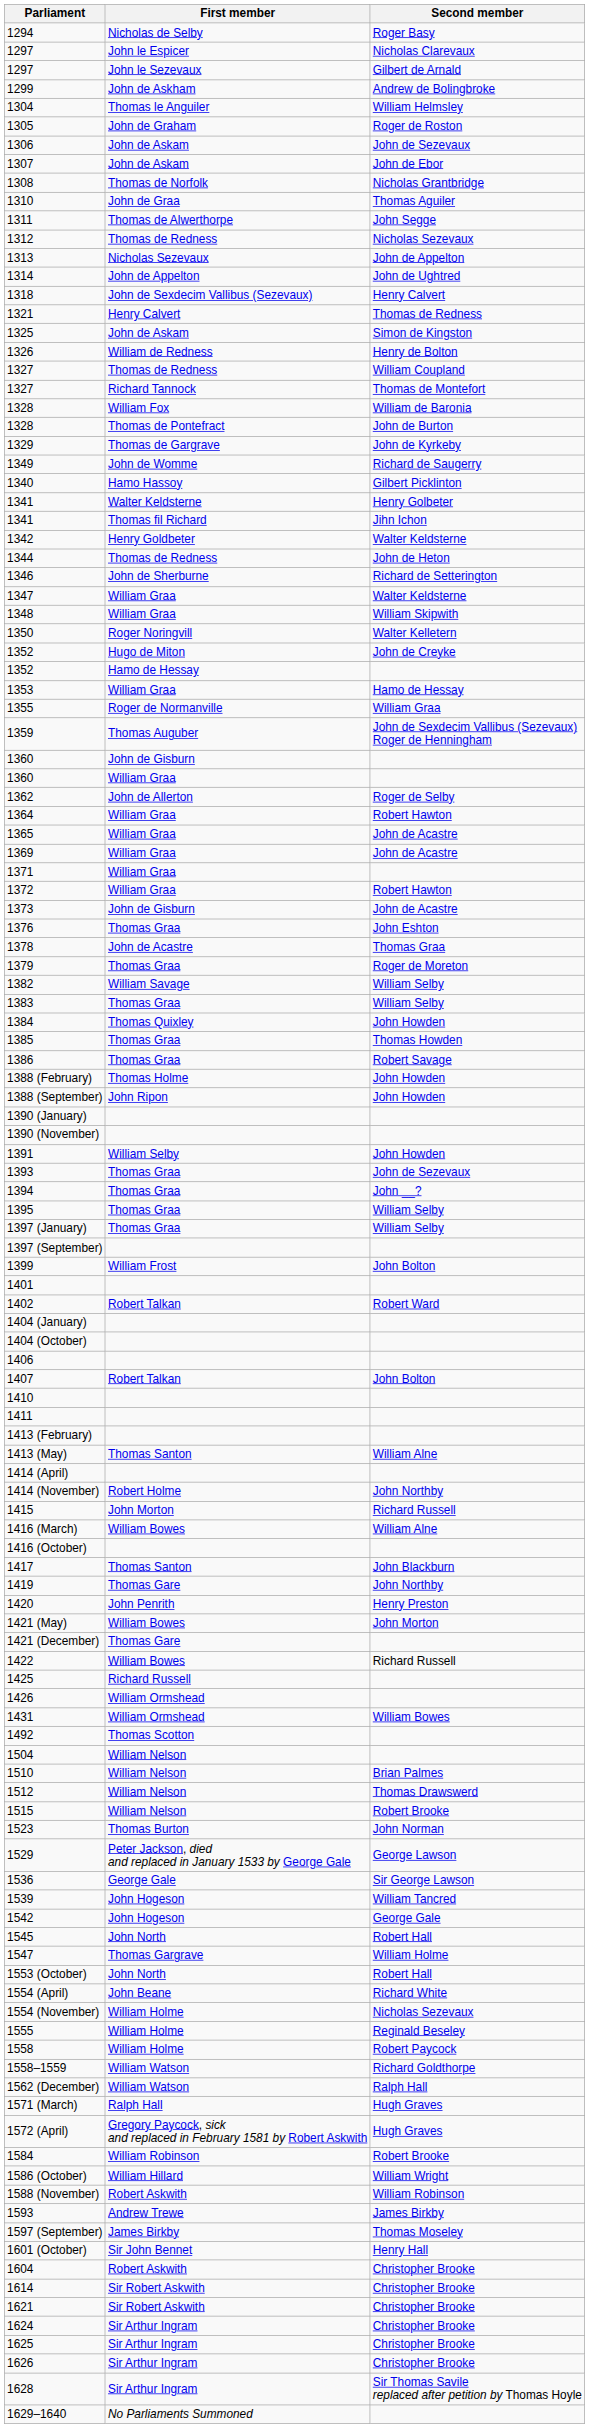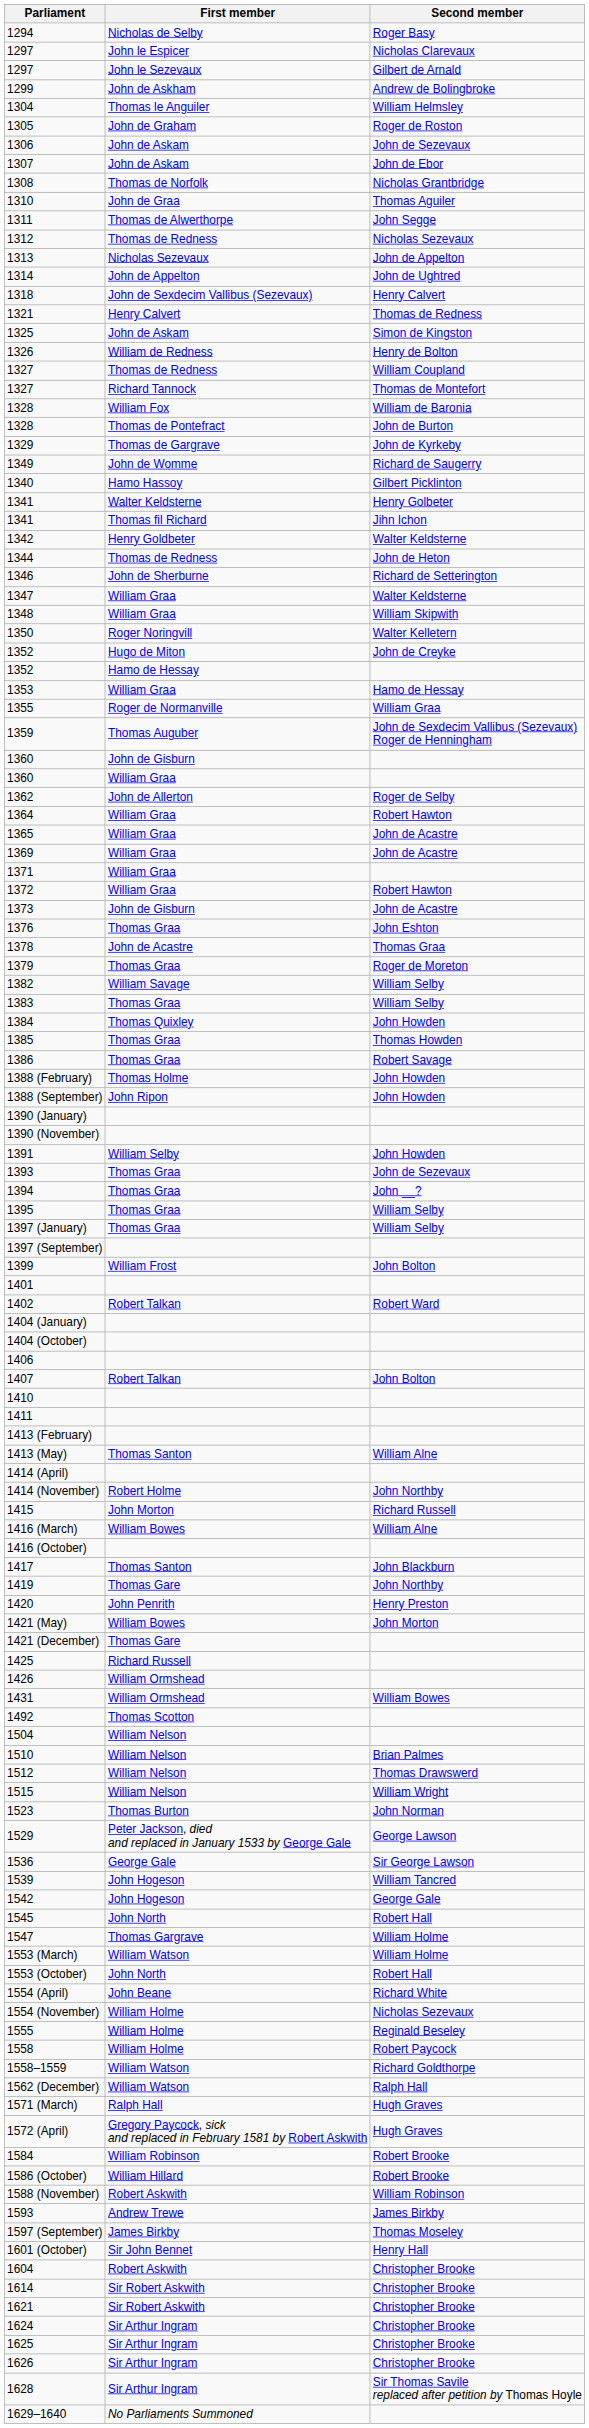- row: (20, 1660)
(411, 1811) Robert Brooke -> (410, 1792) William Wright
+ row: (42, 1955)
(410, 2175) William Wright -> (411, 2175) Robert Brooke
